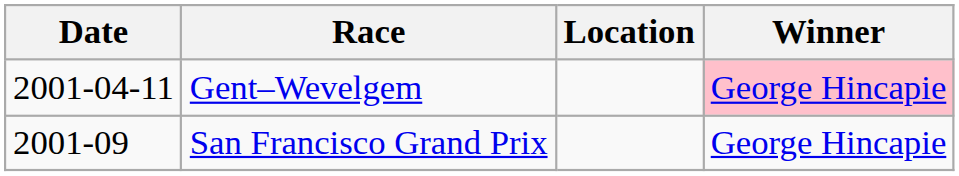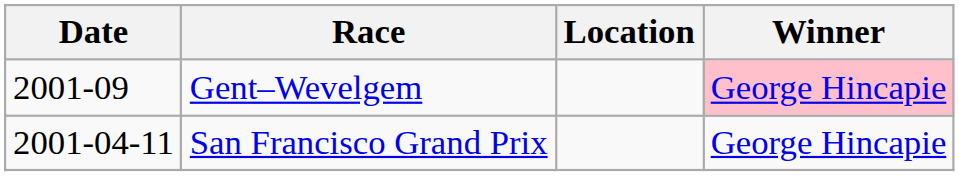(93, 87) 2001-04-11 -> (71, 87) 2001-09
(71, 142) 2001-09 -> (93, 142) 2001-04-11
